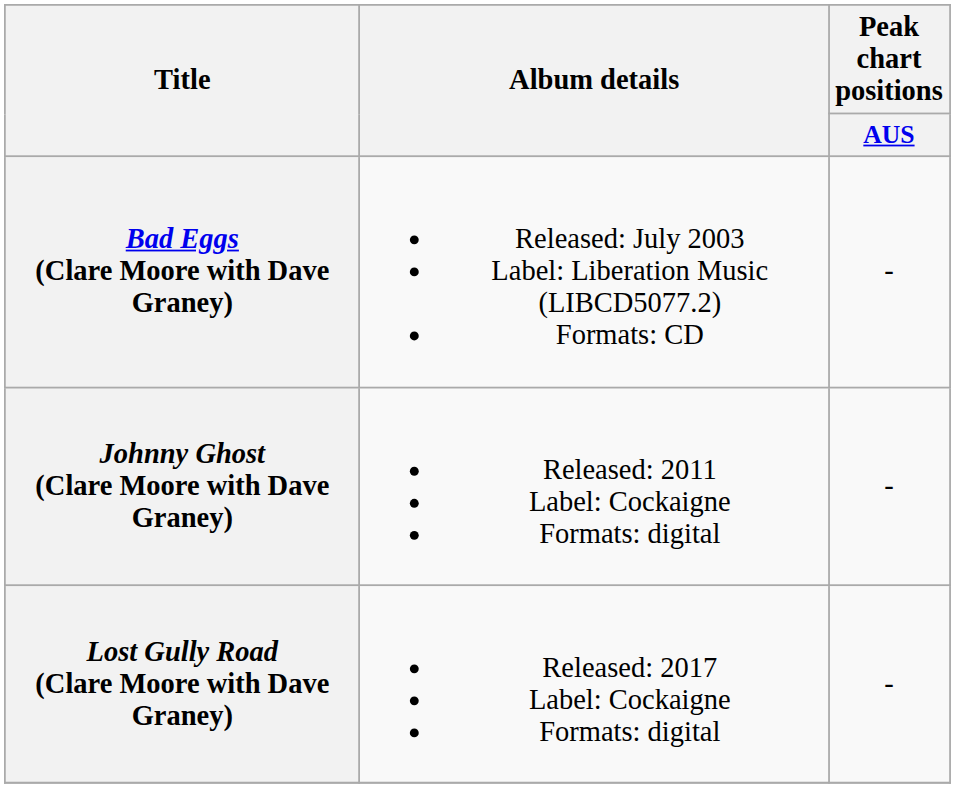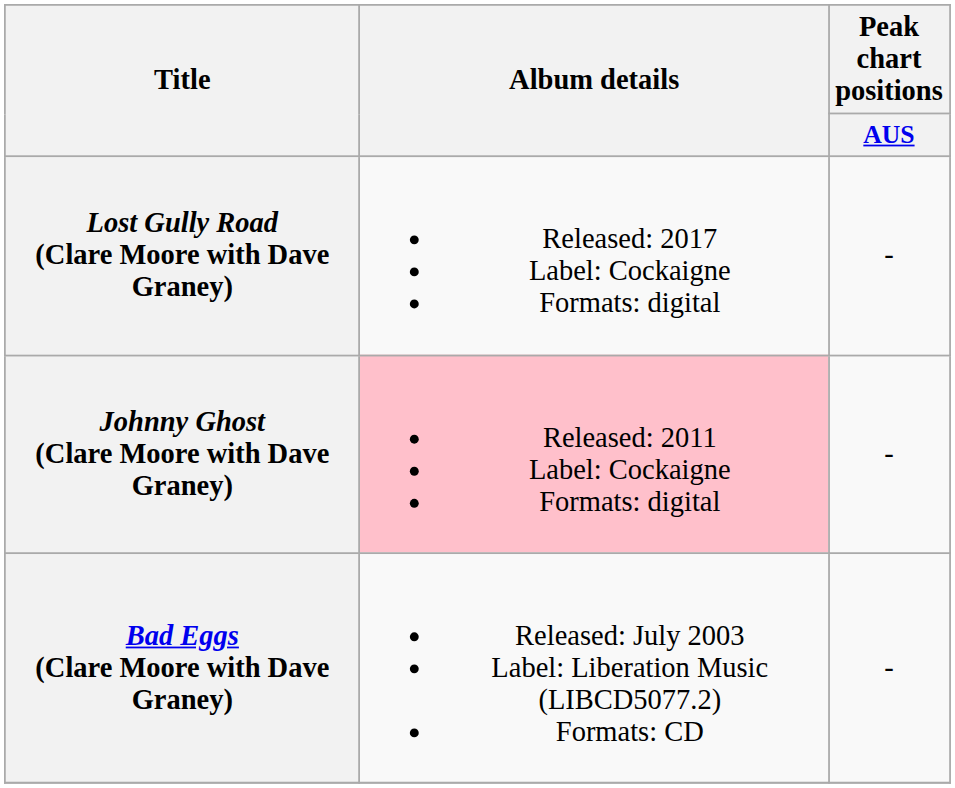rows swapped: (182, 271) <-> (182, 683)
(594, 502) no background -> (594, 470) pink background
